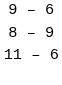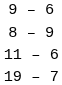+ row: (31, 77)
